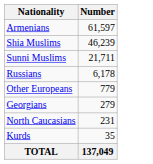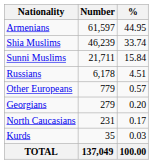+ column: (133, 12)
